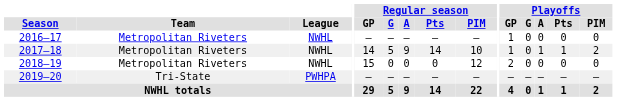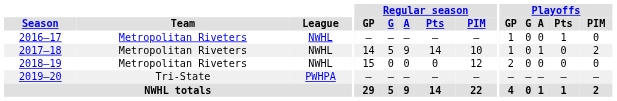(563, 37) 0 -> (563, 37) 1
(563, 50) 1 -> (563, 50) 0
